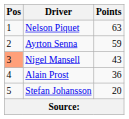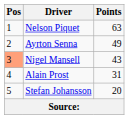(117, 44) 59 -> (117, 44) 49
(117, 75) 36 -> (117, 75) 31
